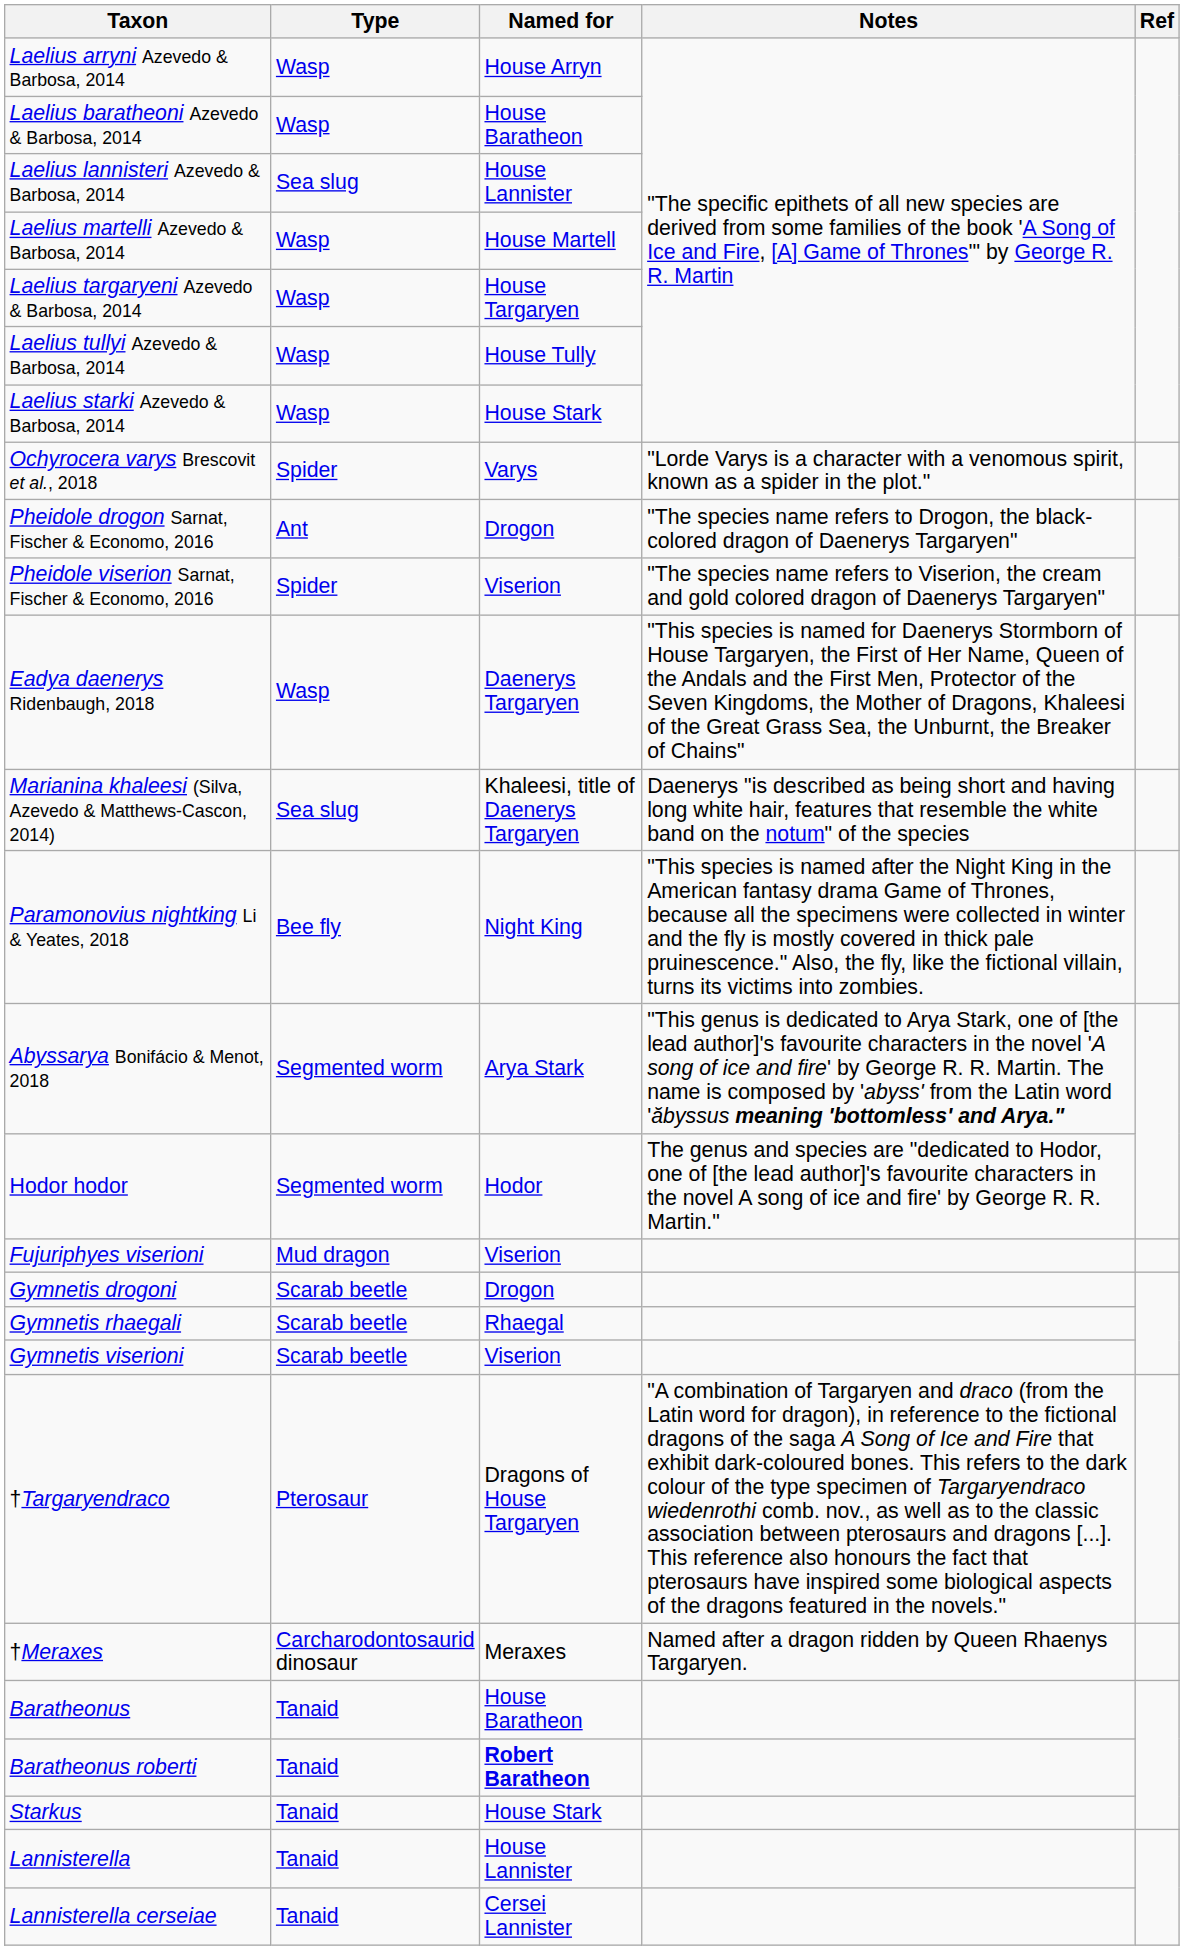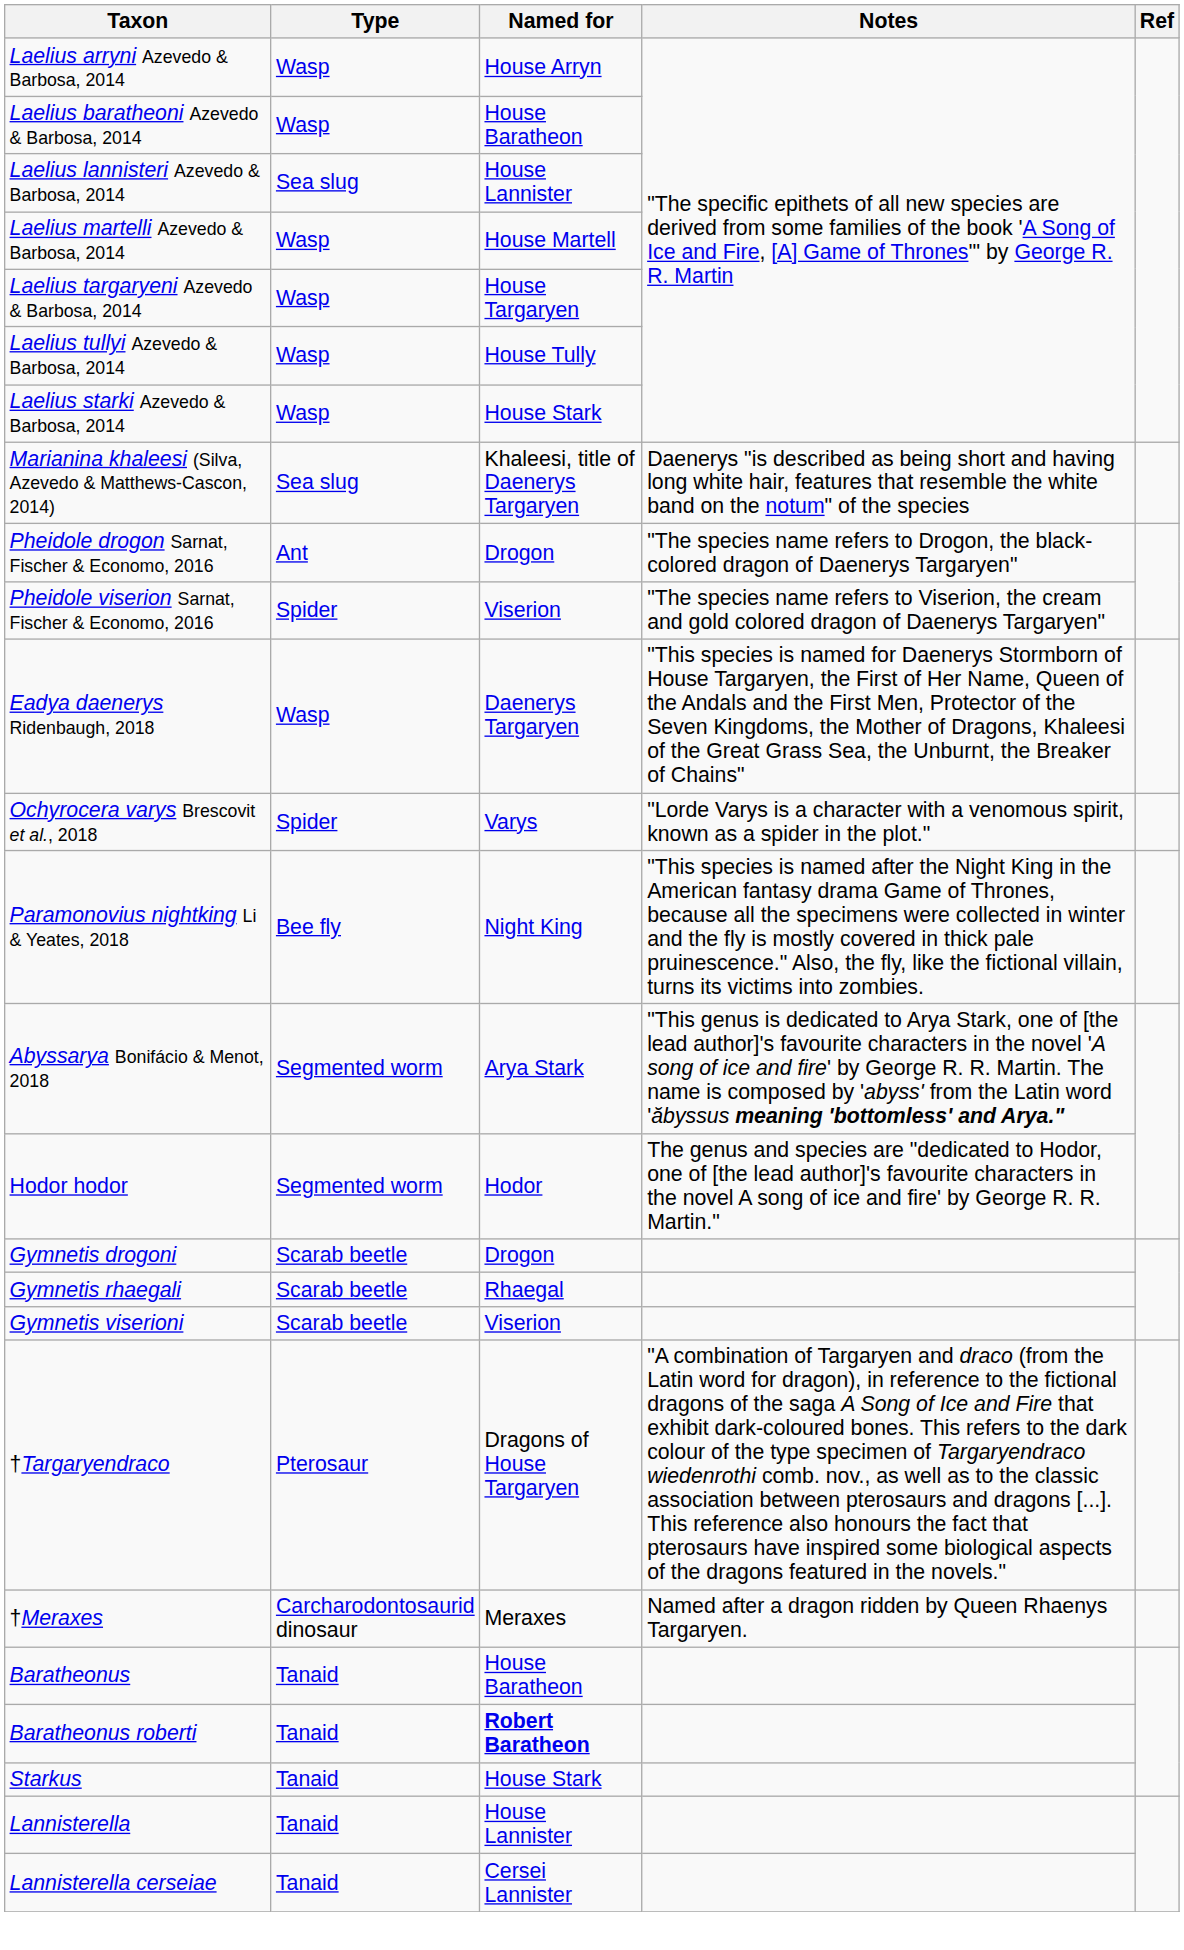rows swapped: (128, 809) <-> (132, 470)
- row: (107, 1255)
